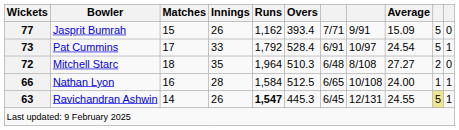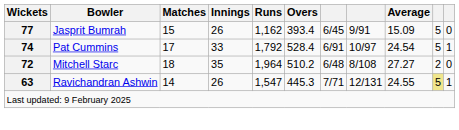(333, 30) 7/71 -> (333, 30) 6/45
(27, 47) 73 -> (27, 47) 74
(301, 64) 510.3 -> (301, 64) 510.2
- row: (84, 82)
(268, 99) bold -> (268, 82) normal
(333, 99) 6/45 -> (333, 82) 7/71
